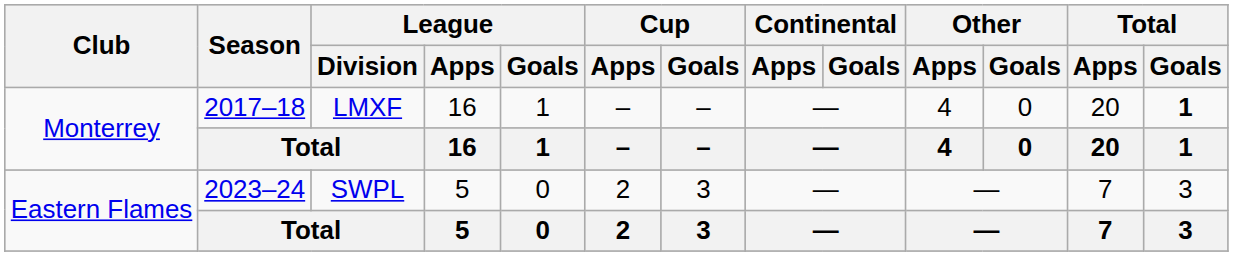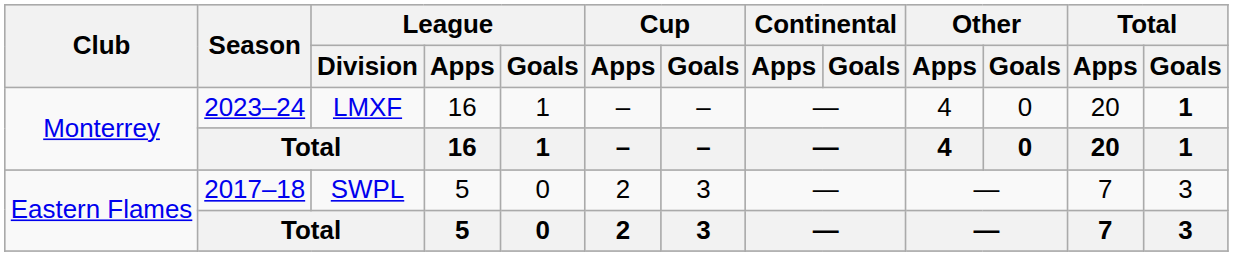(255, 107) 2017–18 -> (255, 107) 2023–24
(255, 189) 2023–24 -> (255, 189) 2017–18
